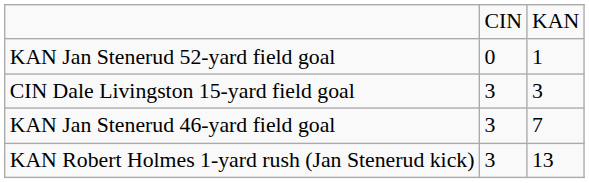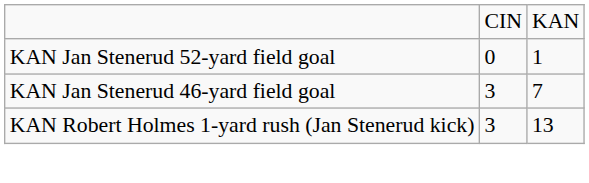- row: (182, 90)
